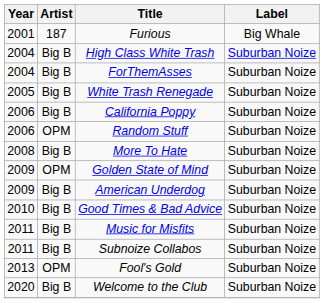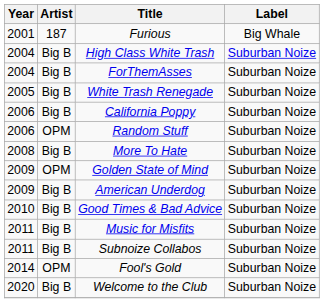(21, 268) 2013 -> (21, 268) 2014
